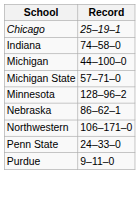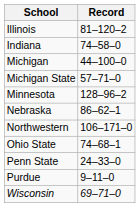- row: (26, 29)
+ row: (21, 29)
+ row: (31, 144)
+ row: (30, 194)
